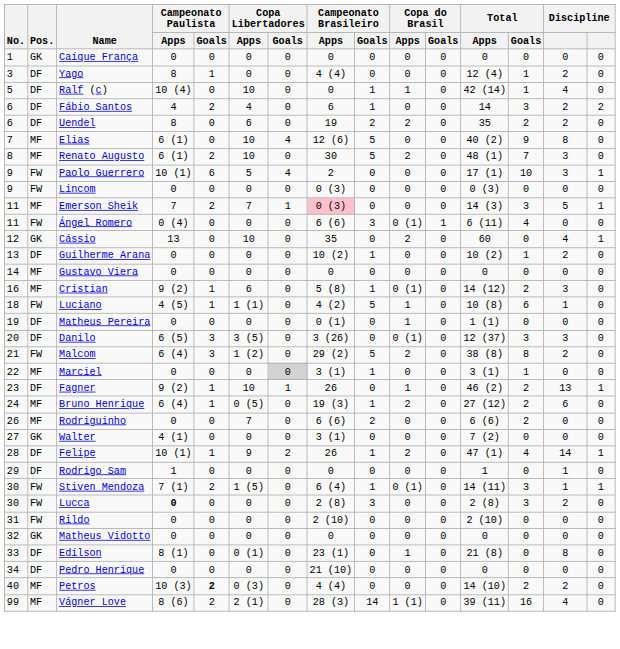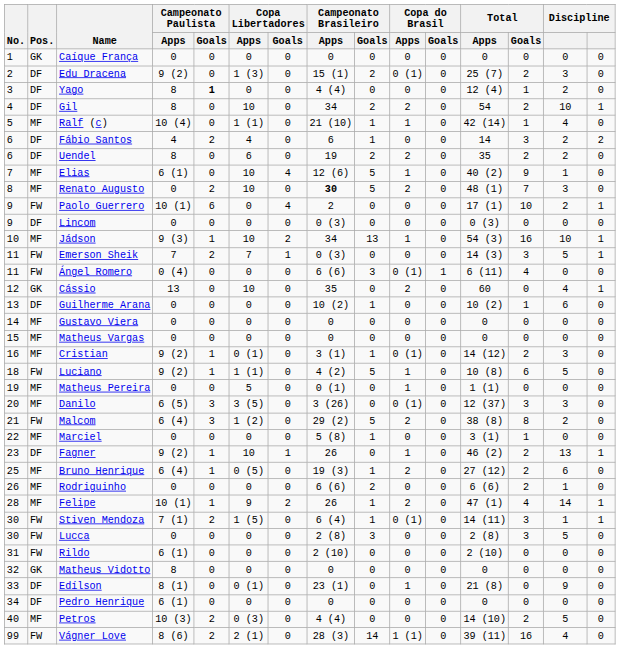+ row: (93, 74)
(212, 74) normal -> (212, 90) bold
+ row: (68, 107)
(36, 90) DF -> (36, 124) MF
(249, 90) 10 -> (249, 124) 1 (1)
(331, 90) 0 -> (331, 124) 21 (10)
(408, 140) 0 -> (408, 173) 1
(565, 140) 8 -> (565, 173) 1
(173, 157) 6 (1) -> (173, 190) 0
(331, 157) normal -> (331, 190) bold
(249, 173) 5 -> (249, 206) 0
(565, 173) 3 -> (565, 206) 2
(36, 190) FW -> (36, 223) DF
+ row: (77, 239)
(36, 206) MF -> (36, 256) FW
(331, 206) pink background -> (331, 256) no background
(565, 256) 2 -> (565, 305) 6
+ row: (102, 338)
(249, 289) 6 -> (249, 355) 0 (1)
(331, 289) 5 (8) -> (331, 355) 3 (1)
(173, 305) 4 (5) -> (173, 371) 9 (2)
(565, 305) 1 -> (565, 371) 5
(36, 322) DF -> (36, 388) MF
(249, 322) 0 -> (249, 388) 5
(36, 338) DF -> (36, 404) MF
(288, 371) lightgrey background -> (288, 438) no background
(331, 371) 3 (1) -> (331, 438) 5 (8)
(13, 404) 24 -> (13, 471) 25
(249, 421) 7 -> (249, 487) 0
(565, 421) 0 -> (565, 487) 1
- row: (77, 438)
(36, 454) DF -> (36, 504) MF
- row: (93, 471)
(173, 504) bold -> (173, 537) normal
(565, 504) 2 -> (565, 537) 5
(173, 520) 0 -> (173, 553) 6 (1)
(173, 537) 0 -> (173, 570) 8
(565, 553) 8 -> (565, 586) 9
(173, 570) 0 -> (173, 603) 6 (1)
(331, 570) 21 (10) -> (331, 603) 0
(212, 586) bold -> (212, 619) normal
(565, 586) 2 -> (565, 619) 5
(36, 603) MF -> (36, 636) FW
